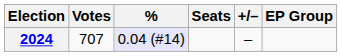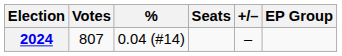(91, 39) 707 -> (91, 39) 807
(151, 39) lavender background -> (151, 39) no background
